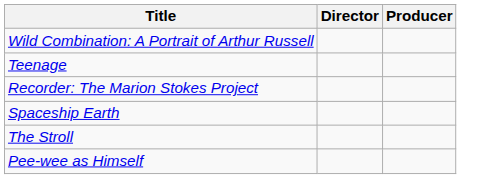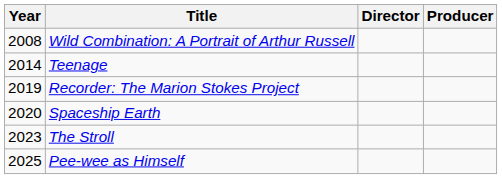+ column: (25, 16)
